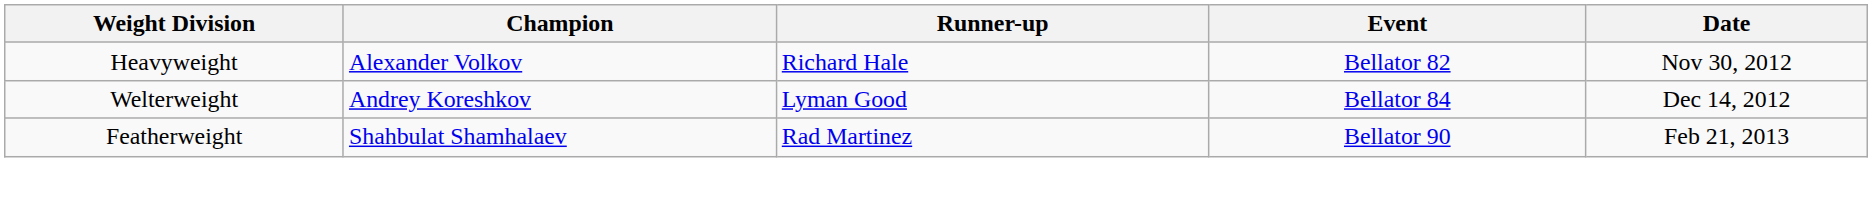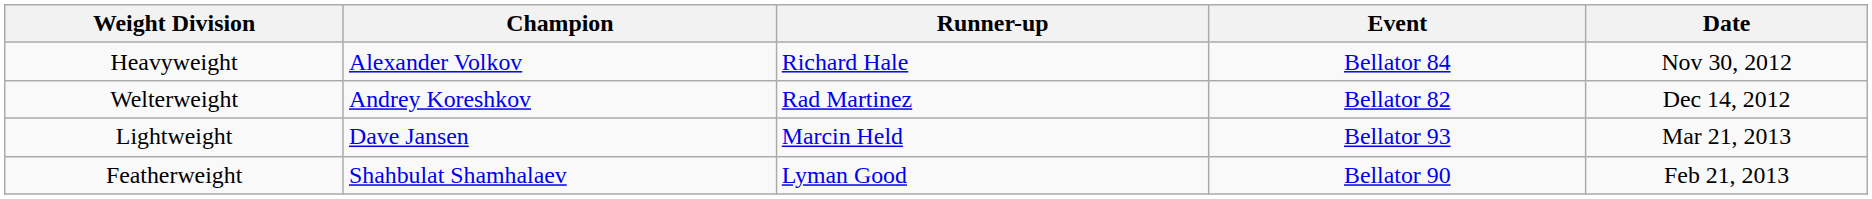(1397, 61) Bellator 82 -> (1397, 61) Bellator 84
(844, 99) Lyman Good -> (847, 99) Rad Martinez
(1397, 99) Bellator 84 -> (1397, 99) Bellator 82
+ row: (174, 136)
(847, 136) Rad Martinez -> (844, 174) Lyman Good
